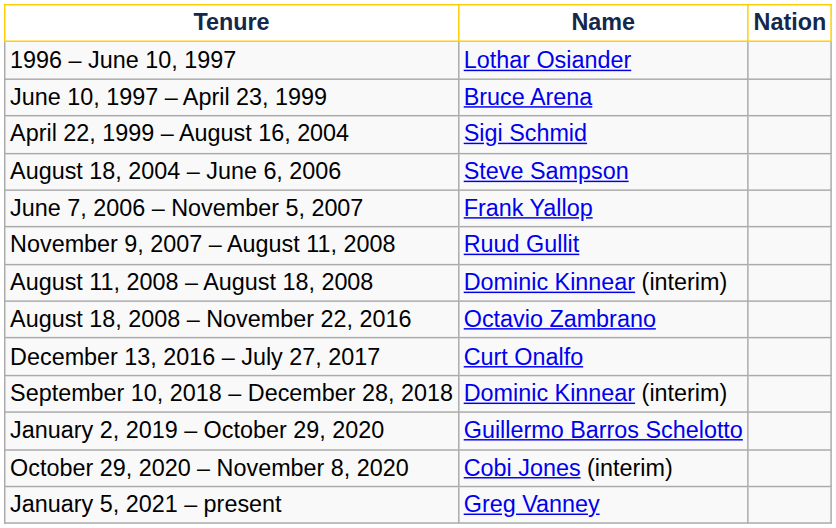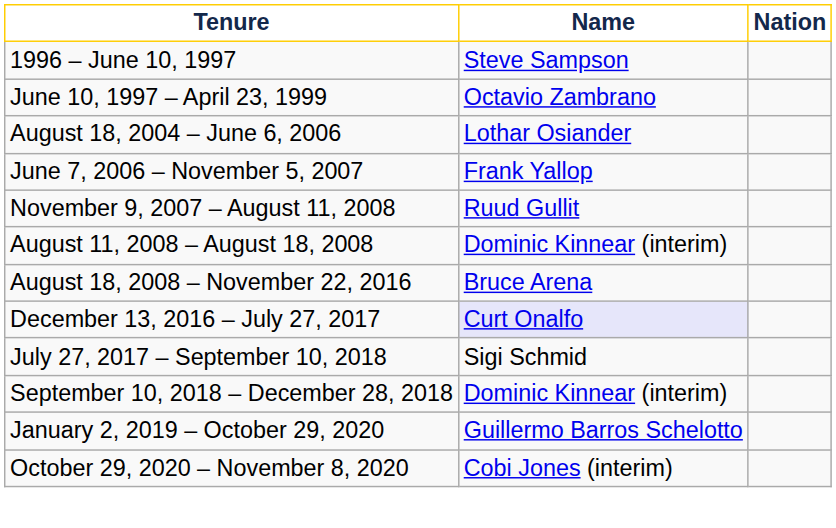(547, 60) Lothar Osiander -> (546, 60) Steve Sampson
(528, 97) Bruce Arena -> (560, 97) Octavio Zambrano
- row: (180, 134)
(546, 171) Steve Sampson -> (547, 134) Lothar Osiander
(560, 319) Octavio Zambrano -> (528, 282) Bruce Arena
(523, 356) no background -> (523, 319) lavender background
+ row: (198, 356)
- row: (146, 504)
